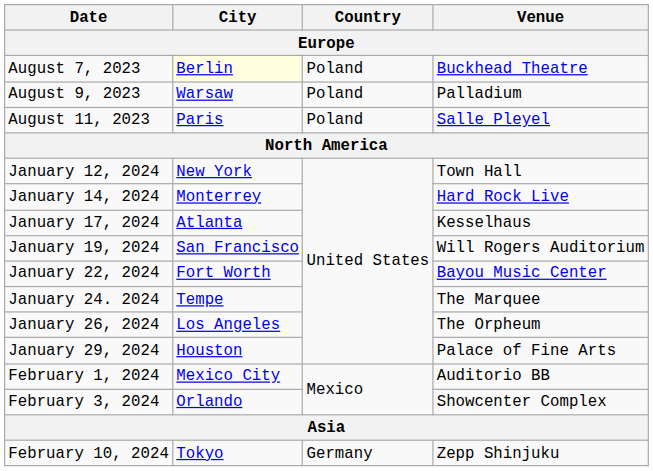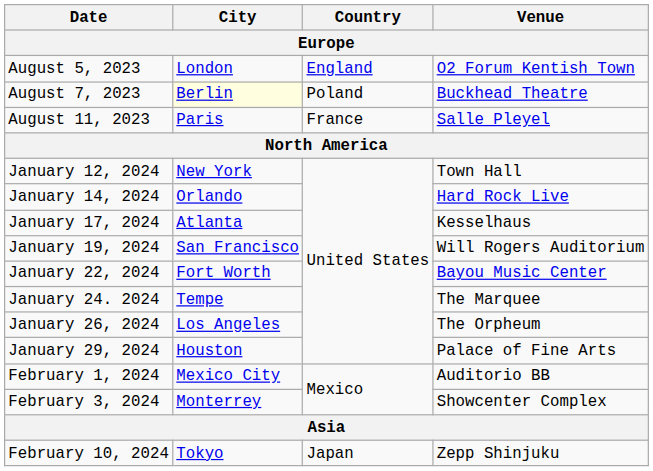+ row: (74, 69)
- row: (74, 94)
(335, 120) Poland -> (335, 120) France
(219, 197) Monterrey -> (209, 197) Orlando
(209, 402) Orlando -> (219, 402) Monterrey
(340, 453) Germany -> (330, 453) Japan
